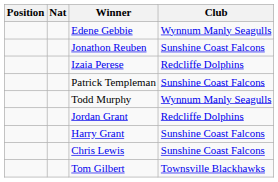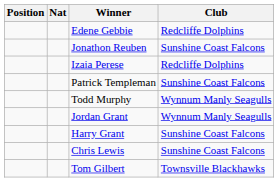(216, 30) Wynnum Manly Seagulls -> (202, 30) Redcliffe Dolphins
(202, 116) Redcliffe Dolphins -> (216, 116) Wynnum Manly Seagulls
